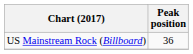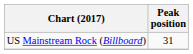(168, 40) 36 -> (168, 40) 31
